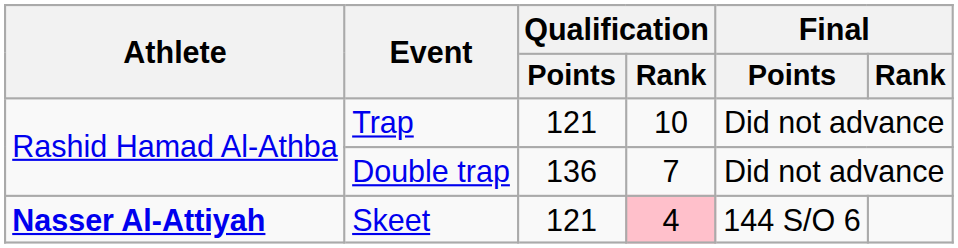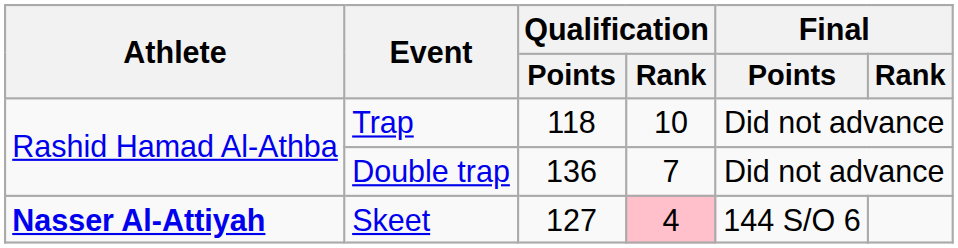(572, 123) 121 -> (572, 123) 118
(572, 220) 121 -> (572, 220) 127
